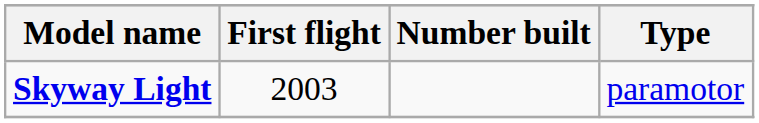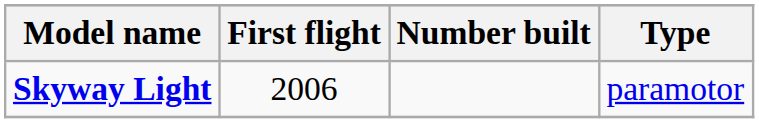(304, 87) 2003 -> (304, 87) 2006
